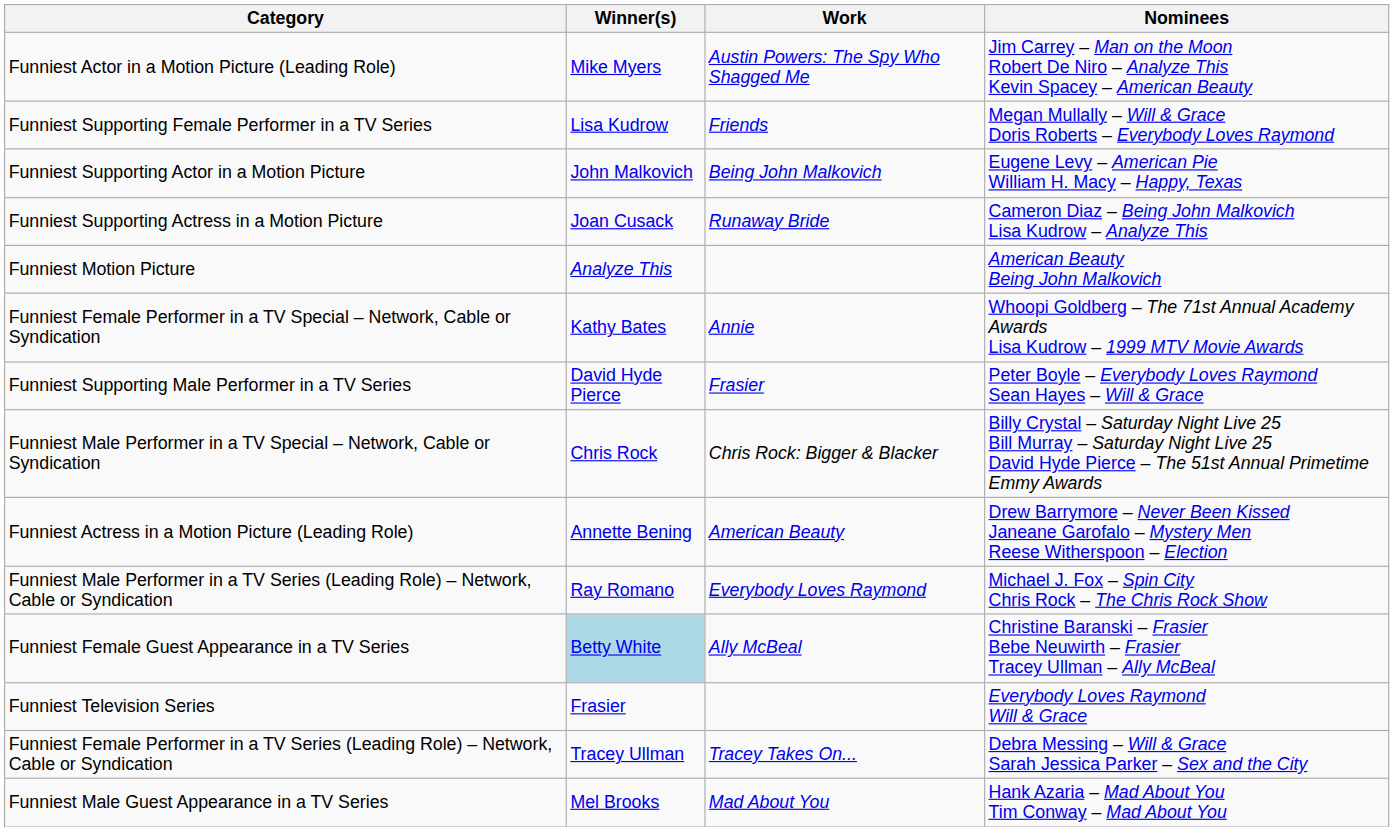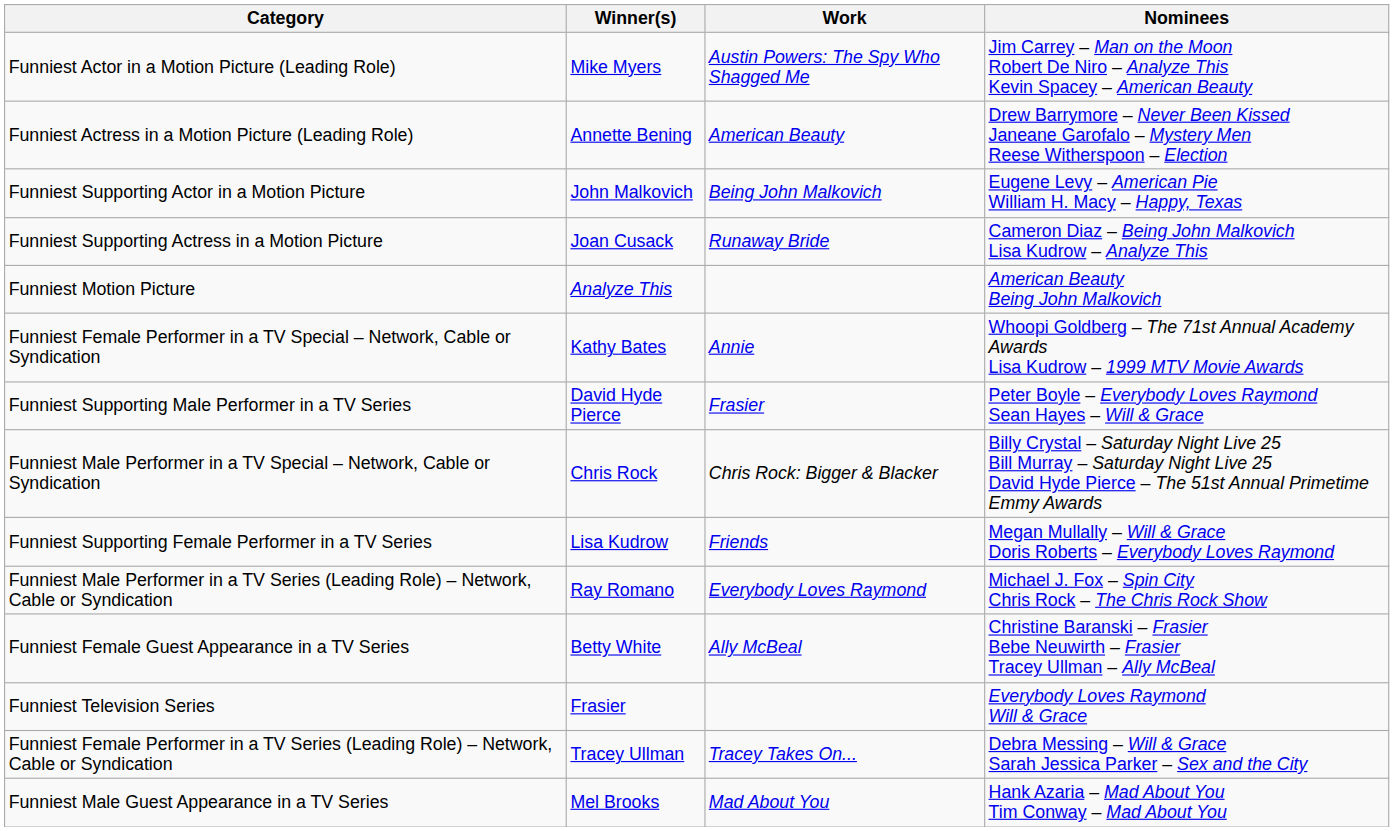rows swapped: (211, 531) <-> (220, 124)
(616, 648) lightblue background -> (616, 648) no background
